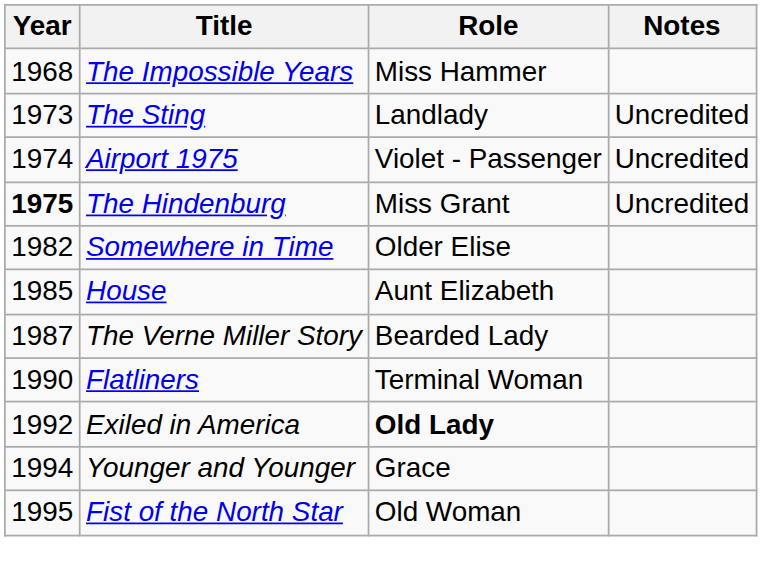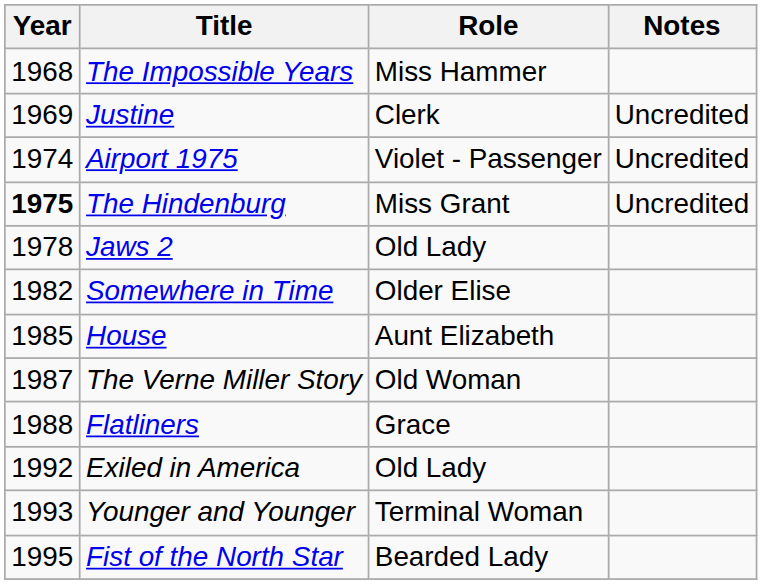+ row: (130, 114)
- row: (146, 114)
+ row: (129, 247)
(461, 335) Bearded Lady -> (448, 379) Old Woman
(42, 379) 1990 -> (42, 423) 1988
(479, 379) Terminal Woman -> (413, 423) Grace
(434, 423) bold -> (431, 468) normal
(42, 468) 1994 -> (42, 512) 1993
(413, 468) Grace -> (479, 512) Terminal Woman
(448, 512) Old Woman -> (461, 556) Bearded Lady
